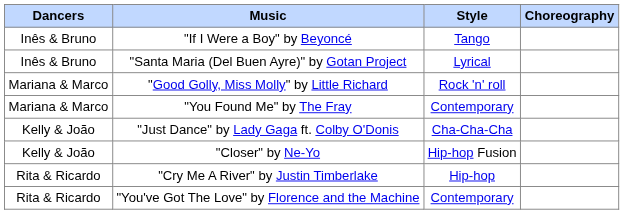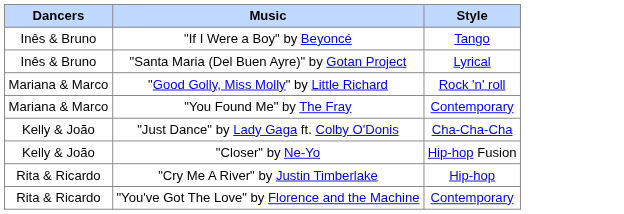- column: (569, 16)
